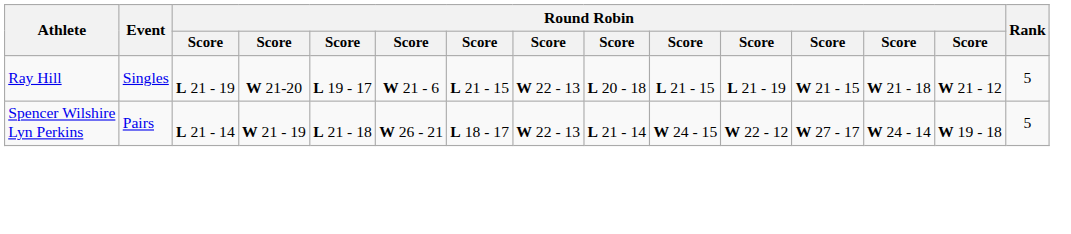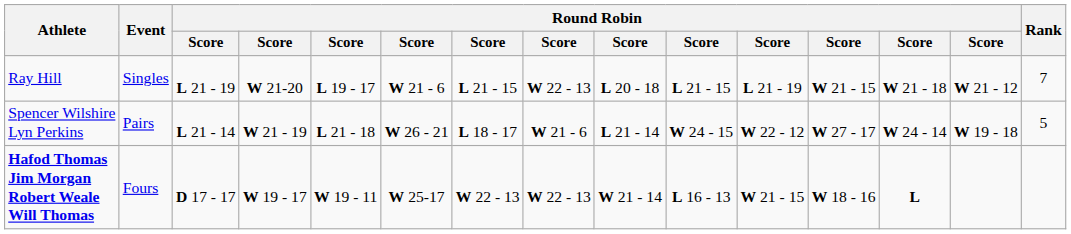(1027, 78) 5 -> (1043, 78) 7
(548, 132) W 22 - 13 -> (559, 132) W 21 - 6
+ row: (58, 187)
